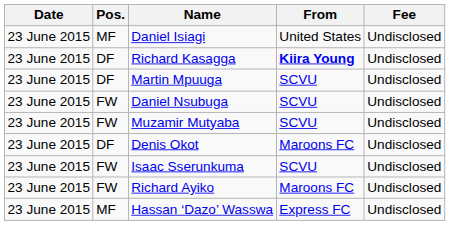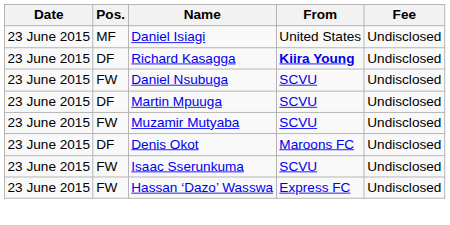rows swapped: (177, 79) <-> (180, 101)
- row: (173, 187)
(106, 209) MF -> (107, 187) FW
